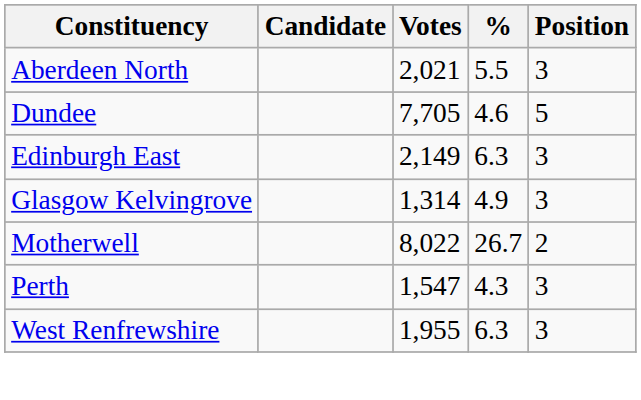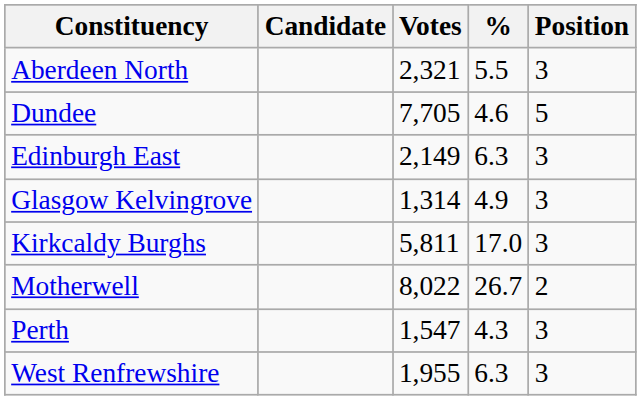(430, 69) 2,021 -> (430, 69) 2,321
+ row: (109, 243)
